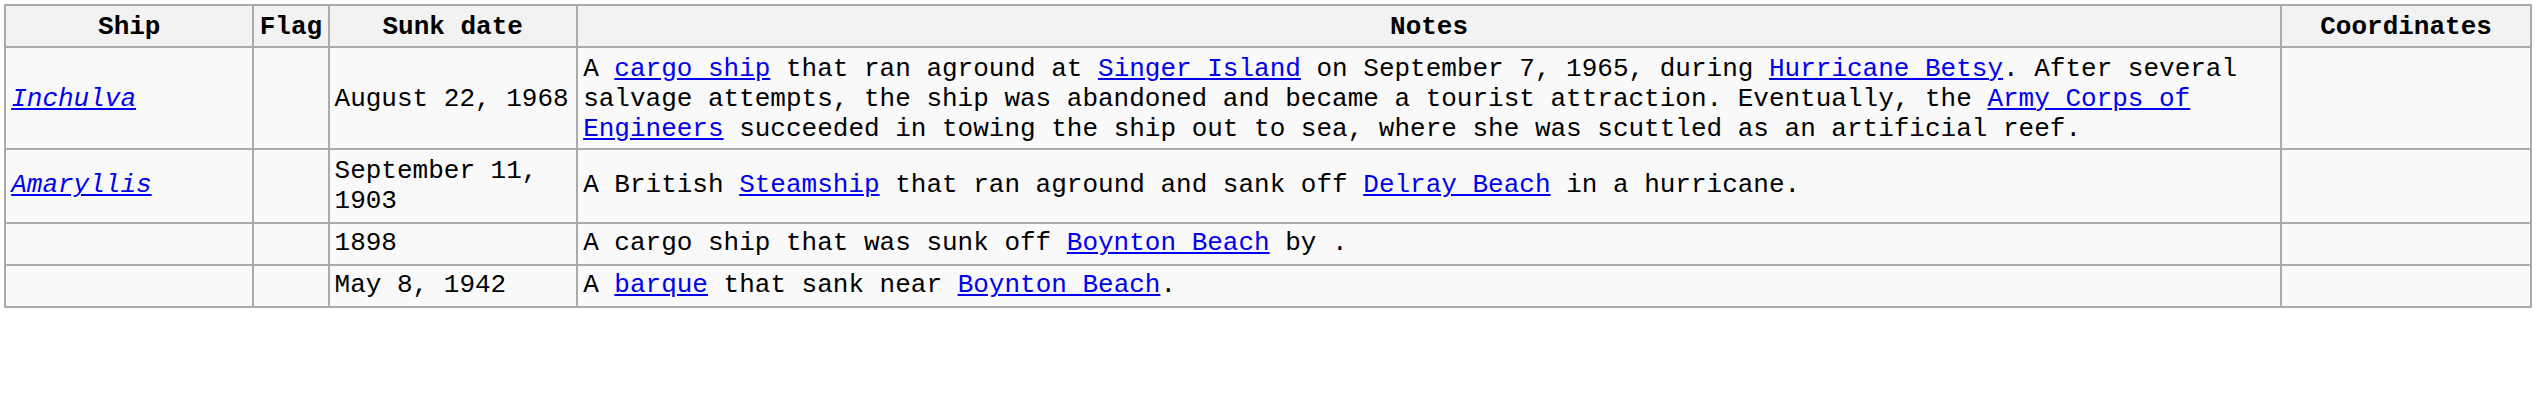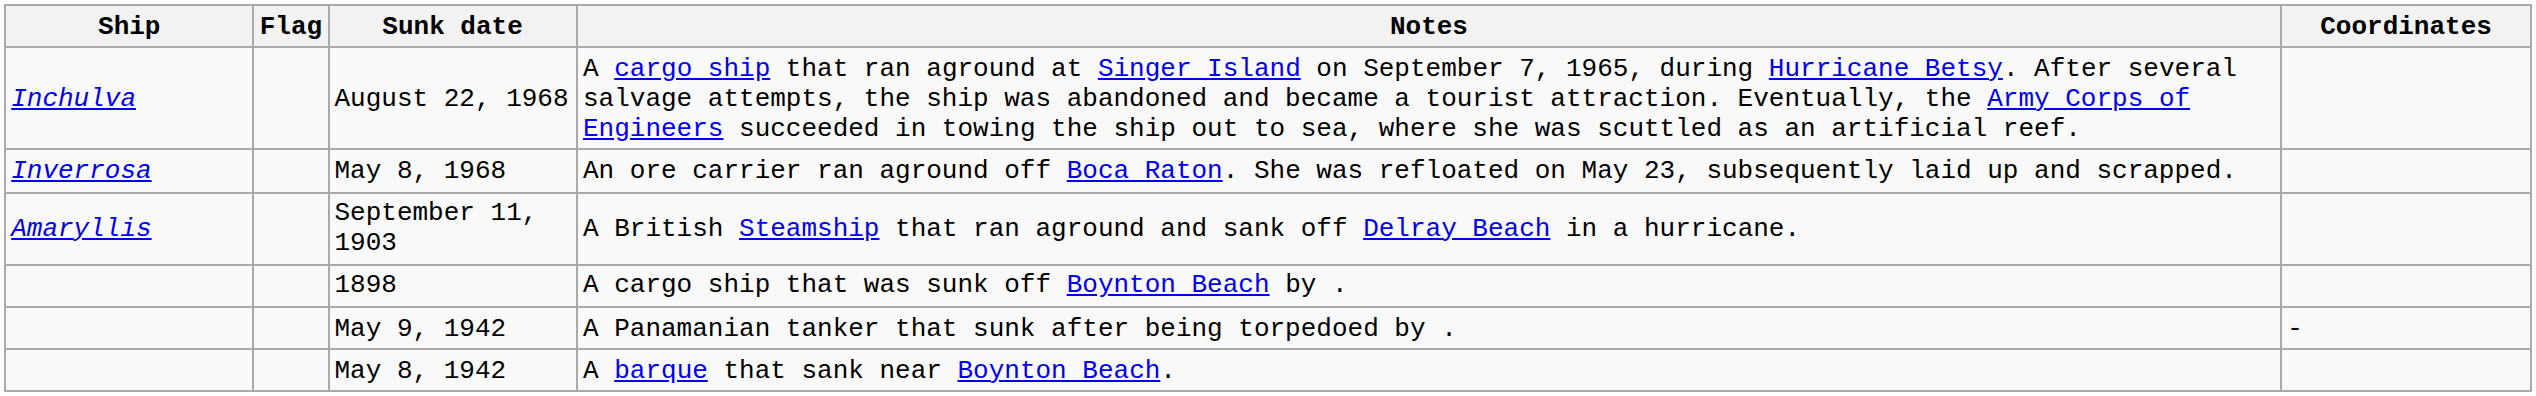+ row: (420, 171)
+ row: (420, 328)
